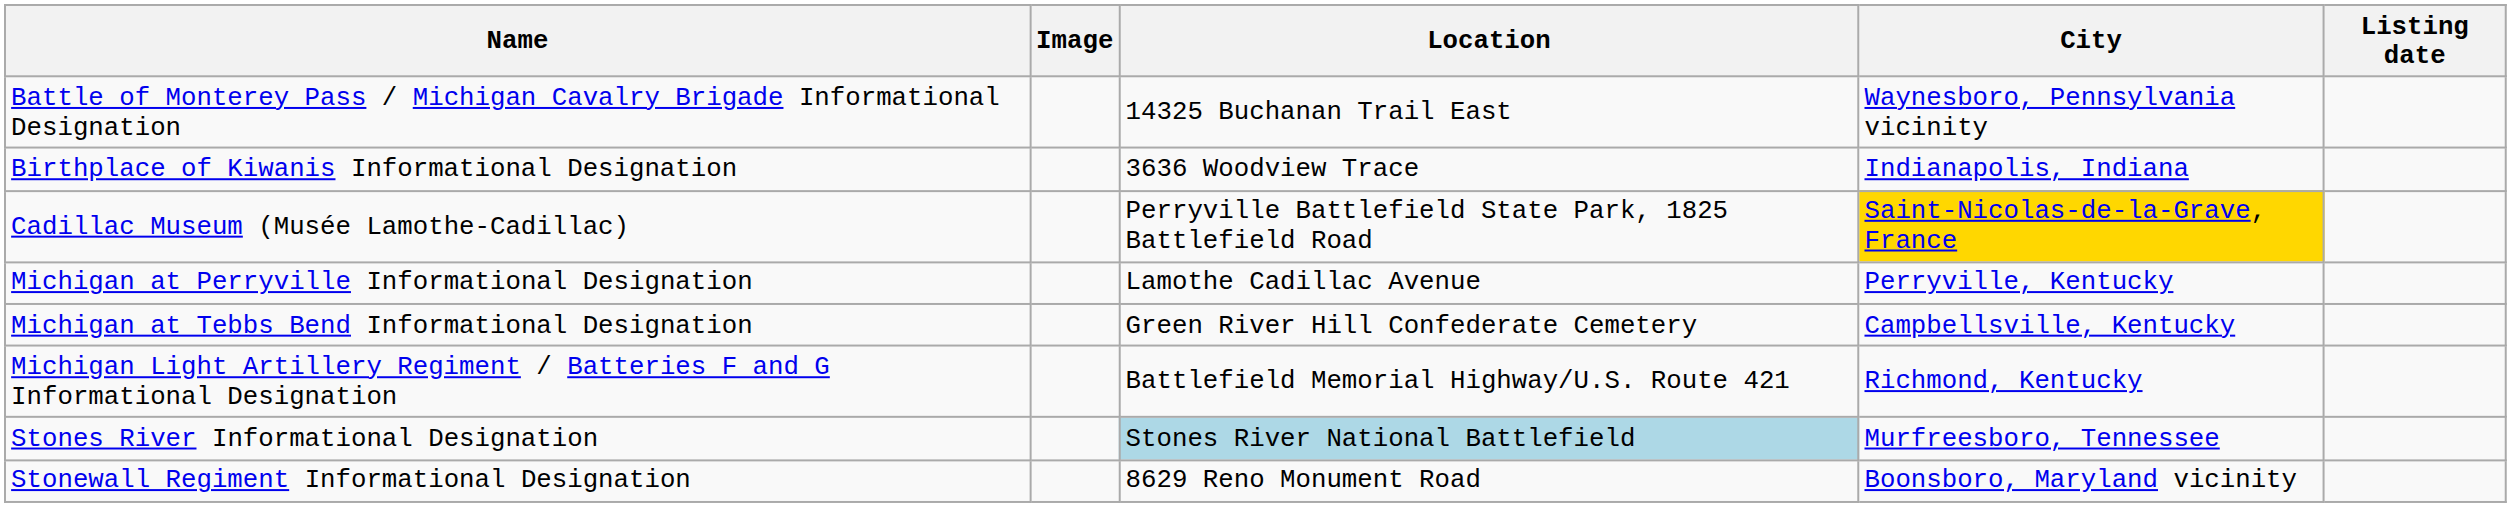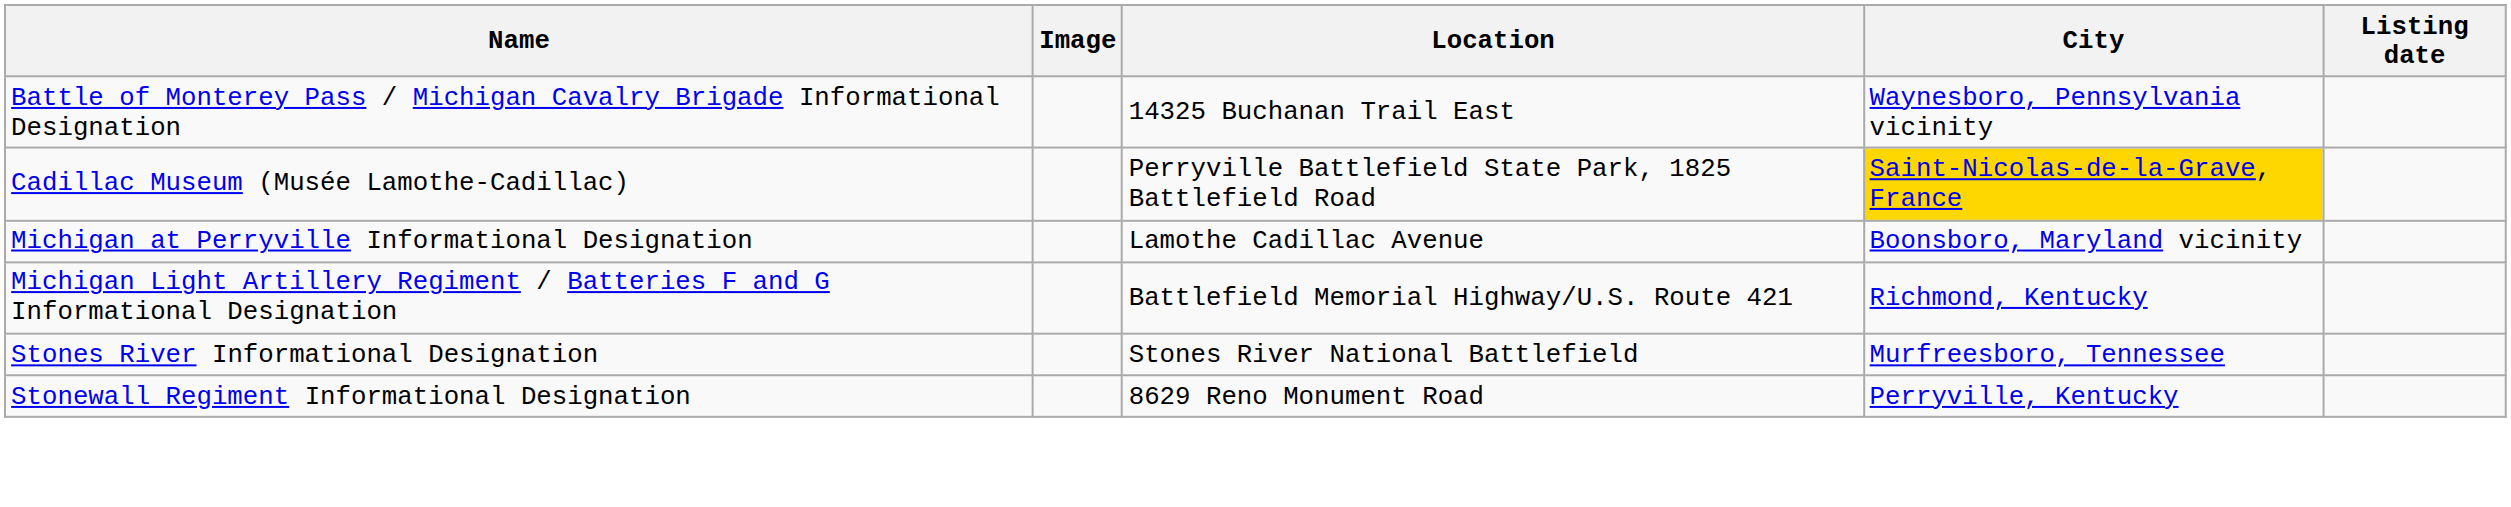- row: (374, 169)
(2019, 283) Perryville, Kentucky -> (2086, 241) Boonsboro, Maryland vicinity
- row: (382, 325)
(1380, 438) lightblue background -> (1384, 355) no background
(2081, 480) Boonsboro, Maryland vicinity -> (2024, 396) Perryville, Kentucky
